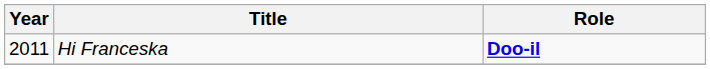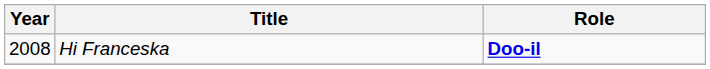(29, 49) 2011 -> (30, 49) 2008
